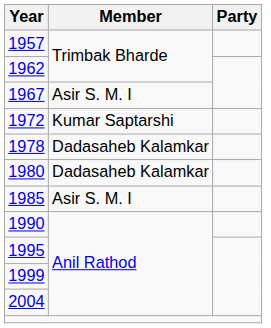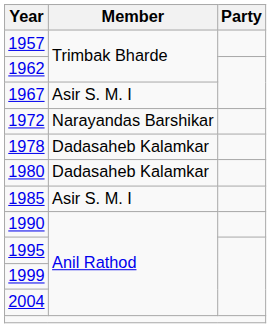(113, 120) Kumar Saptarshi -> (133, 120) Narayandas Barshikar
